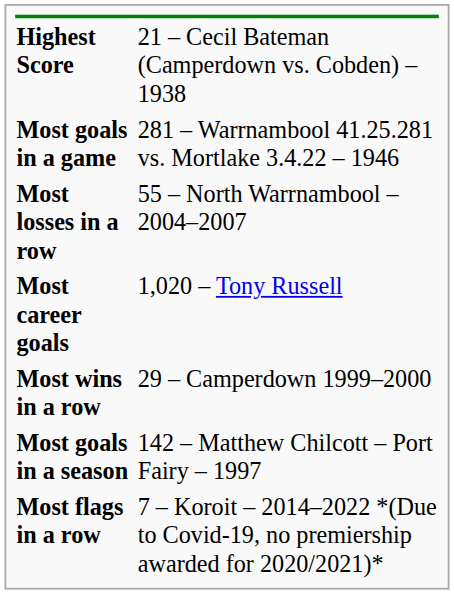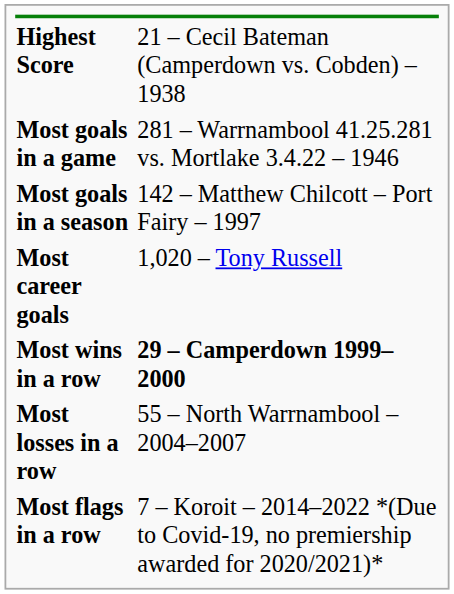rows swapped: (72, 457) <-> (68, 222)
(285, 378) normal -> (265, 364) bold
